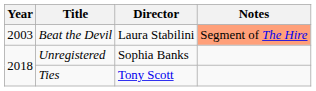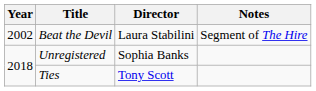(20, 34) 2003 -> (20, 34) 2002
(254, 34) lightsalmon background -> (254, 34) no background
